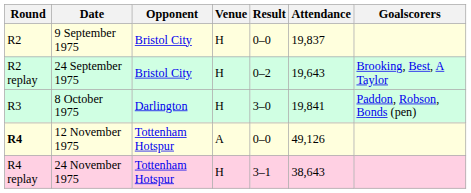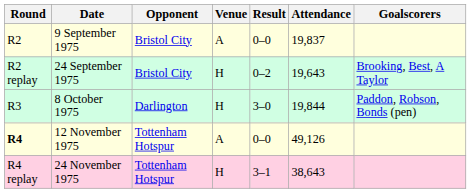(219, 40) H -> (219, 40) A
(308, 106) 19,841 -> (308, 106) 19,844
